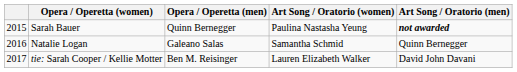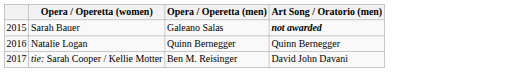- column: (333, 12)
(201, 28) Quinn Bernegger -> (195, 28) Galeano Salas
(195, 43) Galeano Salas -> (201, 43) Quinn Bernegger
